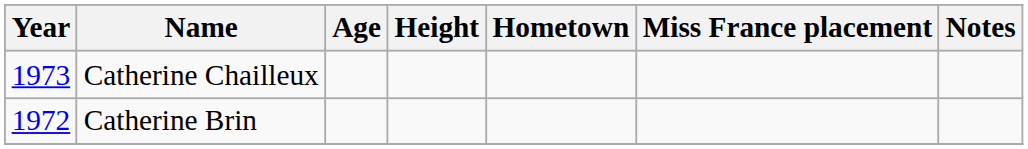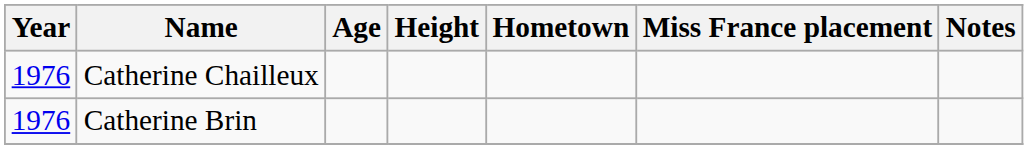(41, 74) 1973 -> (41, 74) 1976
(41, 120) 1972 -> (41, 120) 1976
